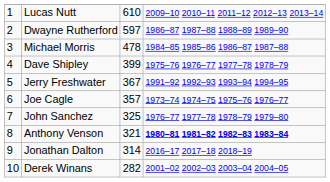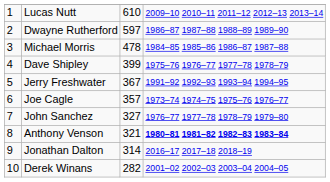(132, 116) 325 -> (132, 116) 327
